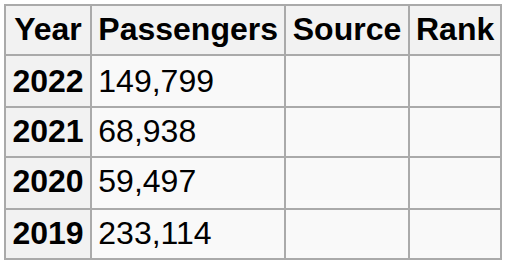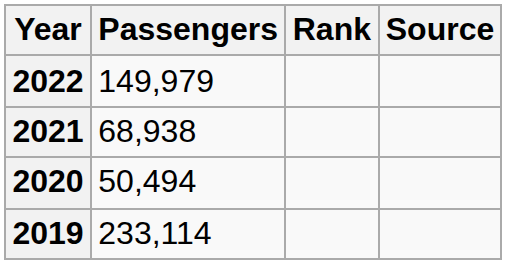columns swapped: (455, 29) <-> (347, 29)
(156, 80) 149,799 -> (156, 80) 149,979
(147, 182) 59,497 -> (147, 182) 50,494
